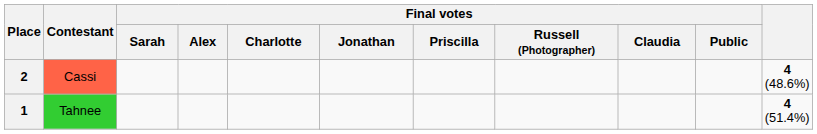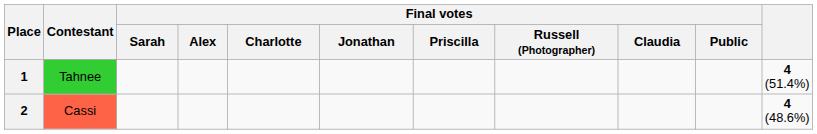rows swapped: (24, 111) <-> (24, 76)
